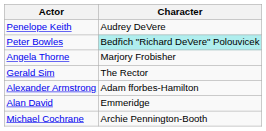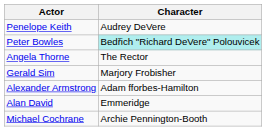(138, 57) Marjory Frobisher -> (124, 57) The Rector
(124, 73) The Rector -> (138, 73) Marjory Frobisher
